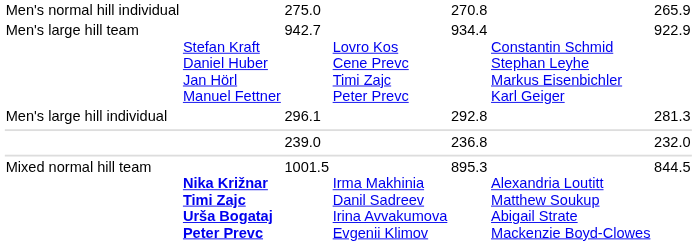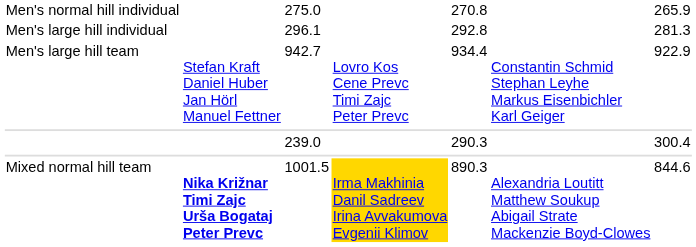rows swapped: (86, 116) <-> (72, 30)
(469, 142) 236.8 -> (469, 142) 290.3
(672, 142) 232.0 -> (672, 142) 300.4
(390, 208) no background -> (390, 208) gold background
(469, 167) 895.3 -> (469, 167) 890.3
(672, 167) 844.5 -> (672, 167) 844.6
